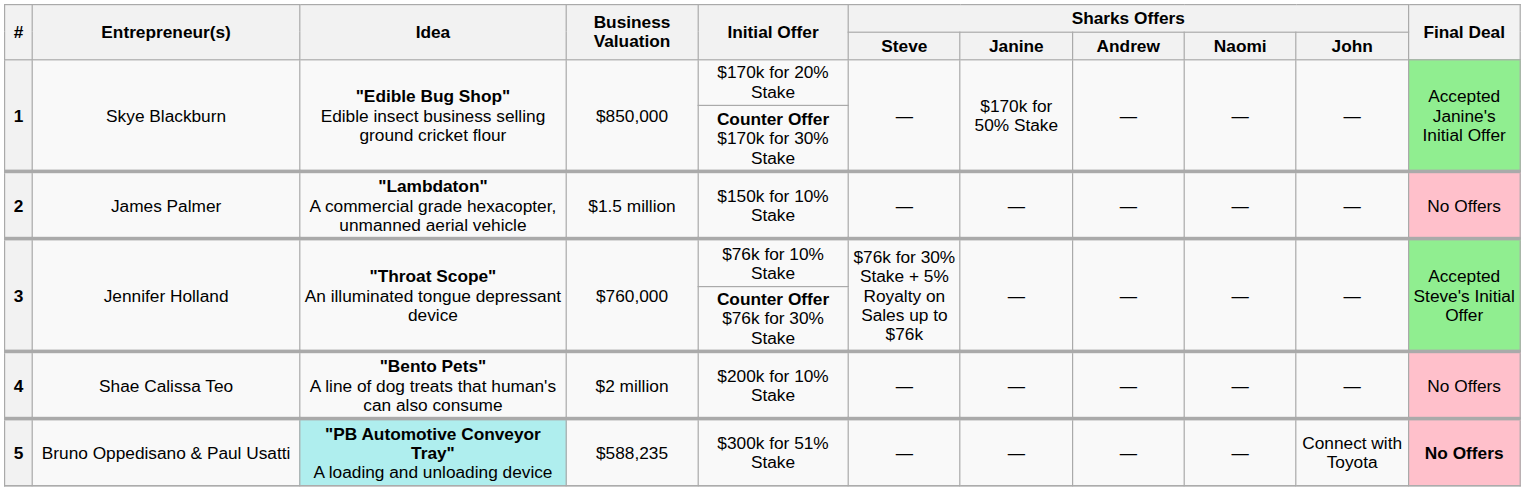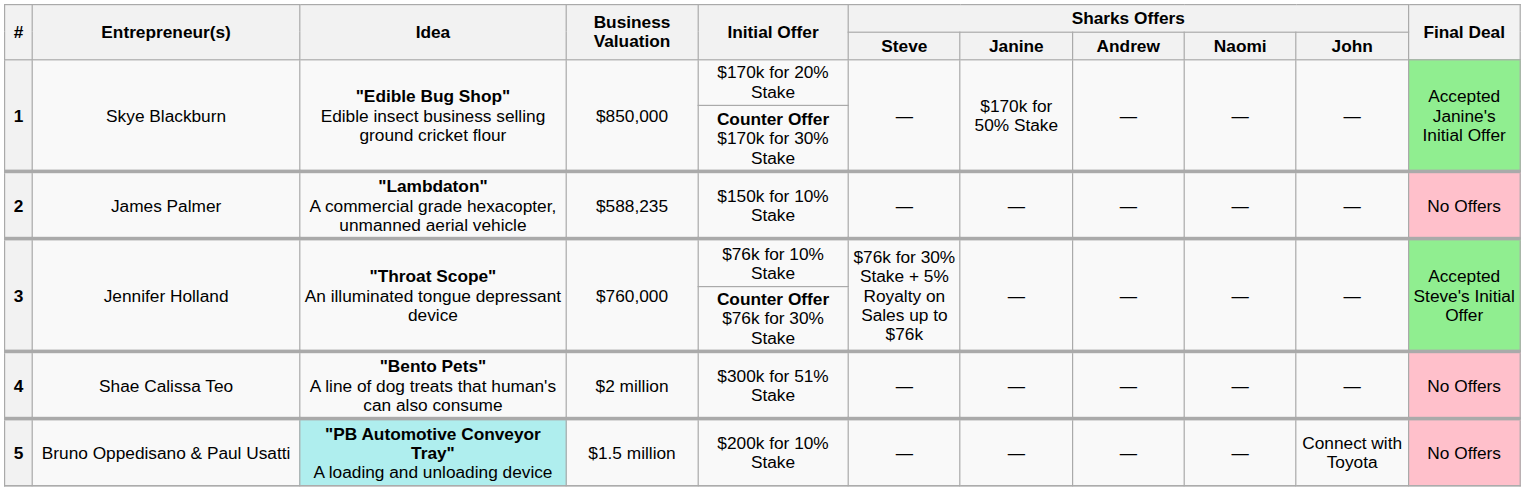(632, 206) $1.5 million -> (632, 206) $588,235
(773, 386) $200k for 10% Stake -> (773, 386) $300k for 51% Stake
(632, 453) $588,235 -> (632, 453) $1.5 million
(773, 453) $300k for 51% Stake -> (773, 453) $200k for 10% Stake
(1464, 453) bold -> (1464, 453) normal
